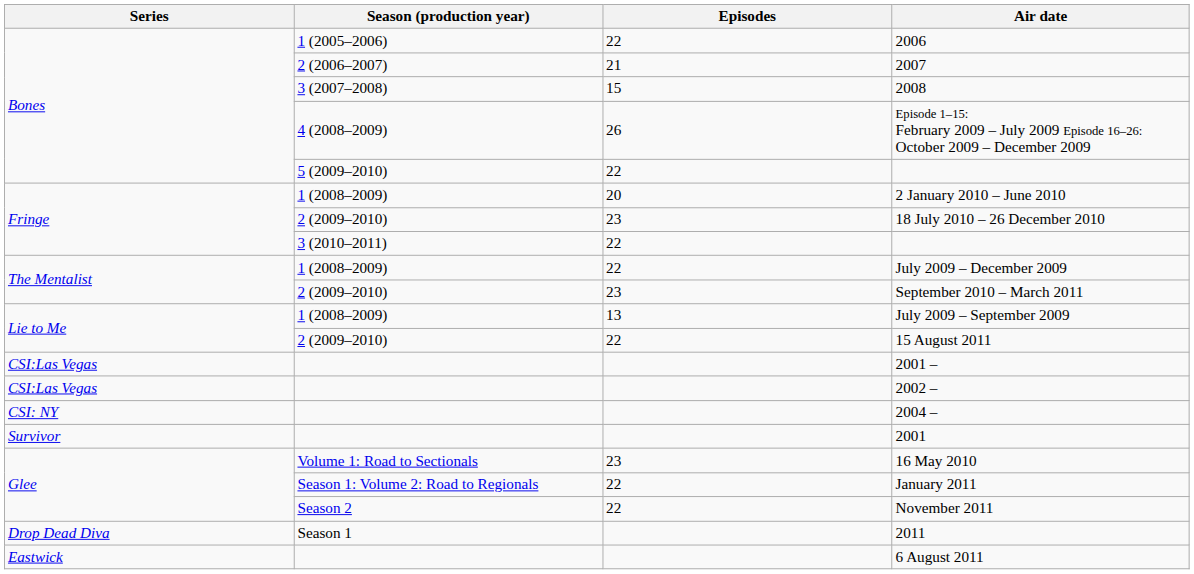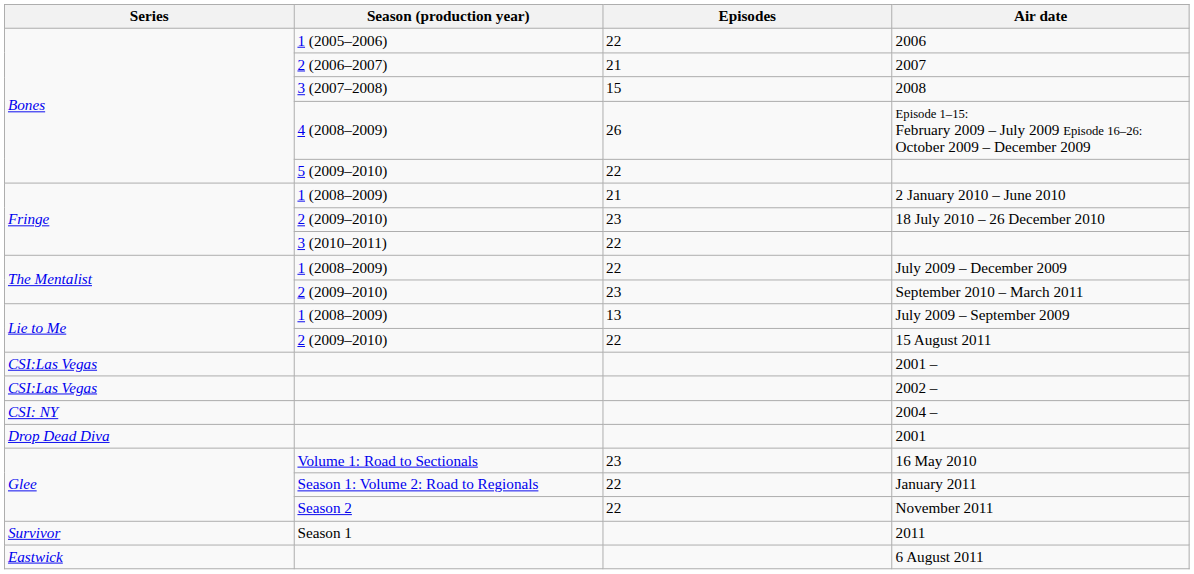(614, 195) 20 -> (614, 195) 21
(34, 436) Survivor -> (59, 436) Drop Dead Diva
(59, 532) Drop Dead Diva -> (34, 532) Survivor
